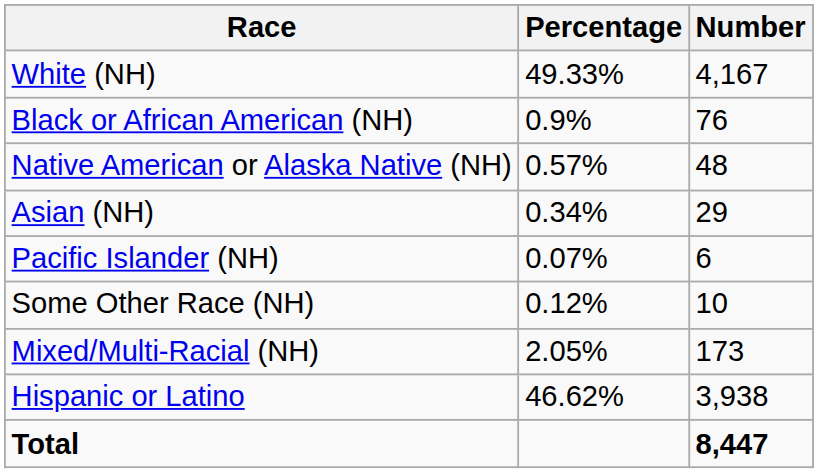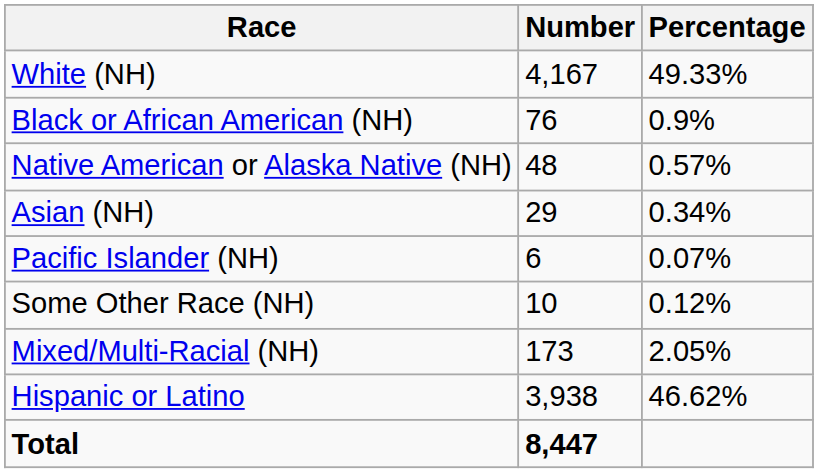columns swapped: (751, 27) <-> (604, 27)
